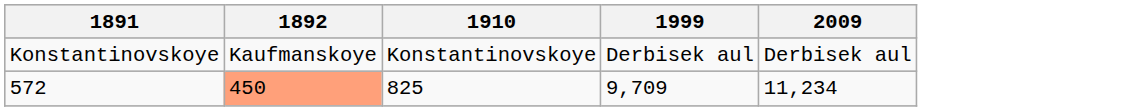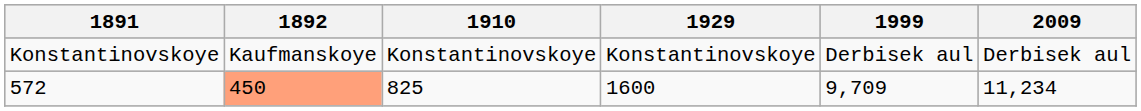+ column: (711, 22)
